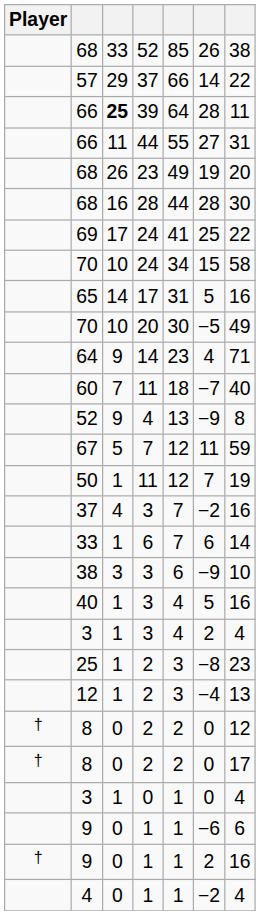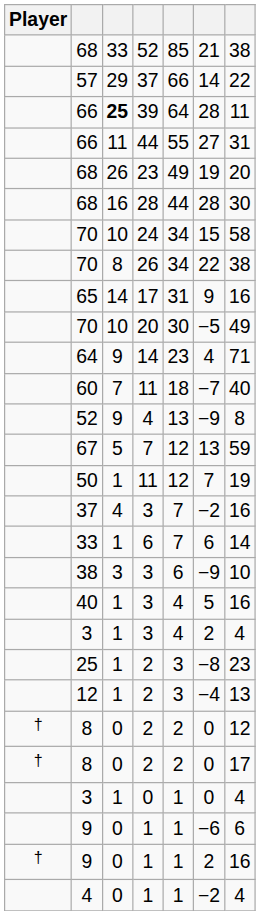(209, 50) 26 -> (209, 50) 21
- row: (87, 234)
+ row: (87, 265)
(209, 296) 5 -> (209, 296) 9
(209, 449) 11 -> (209, 449) 13
